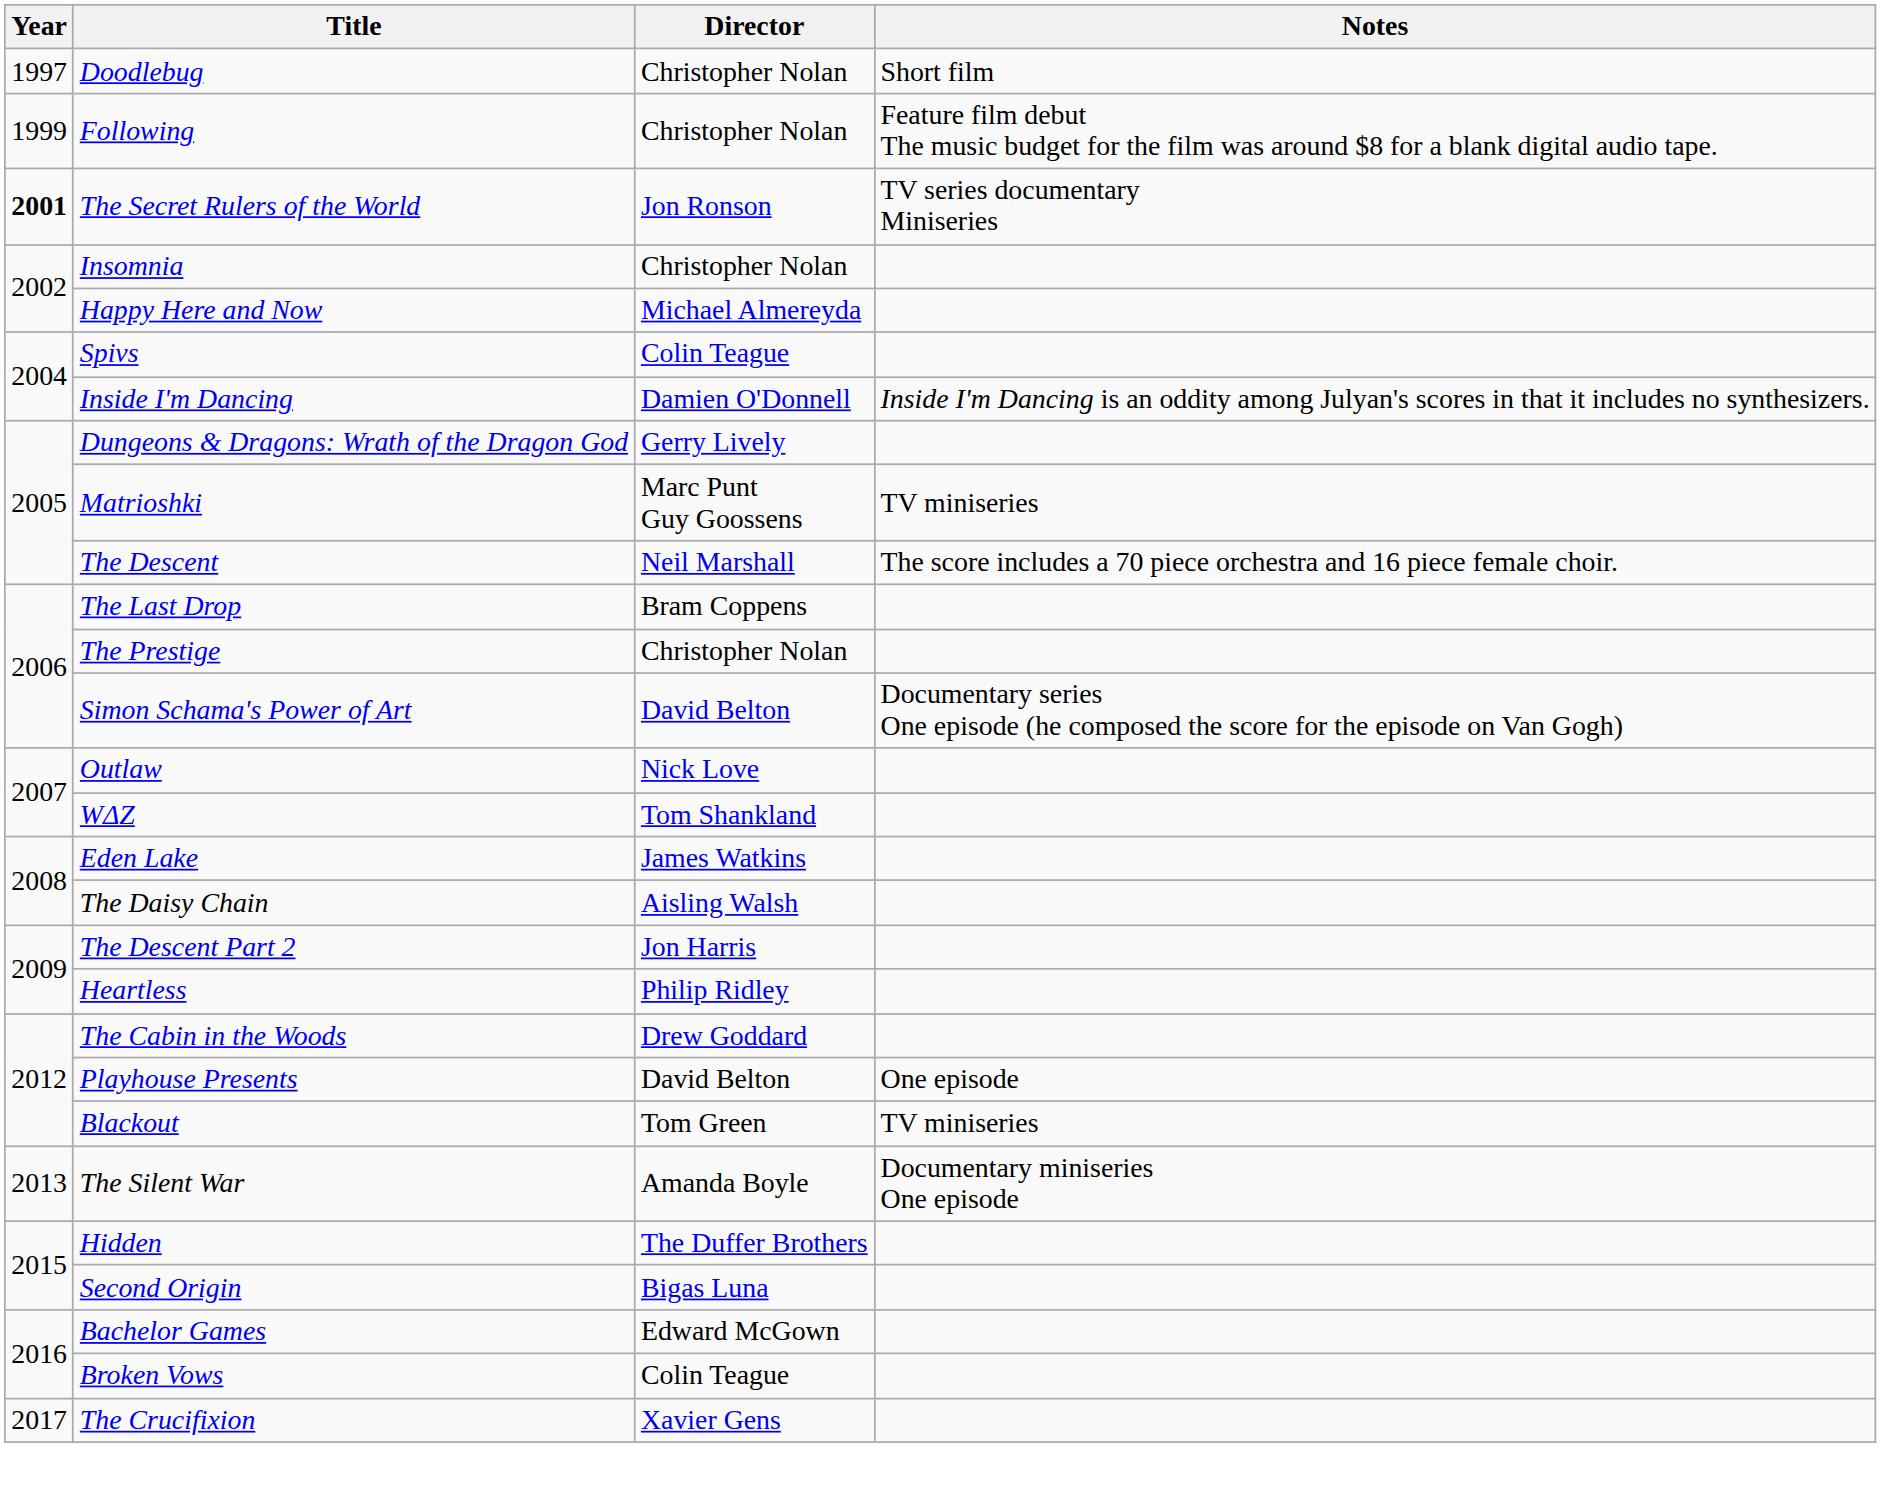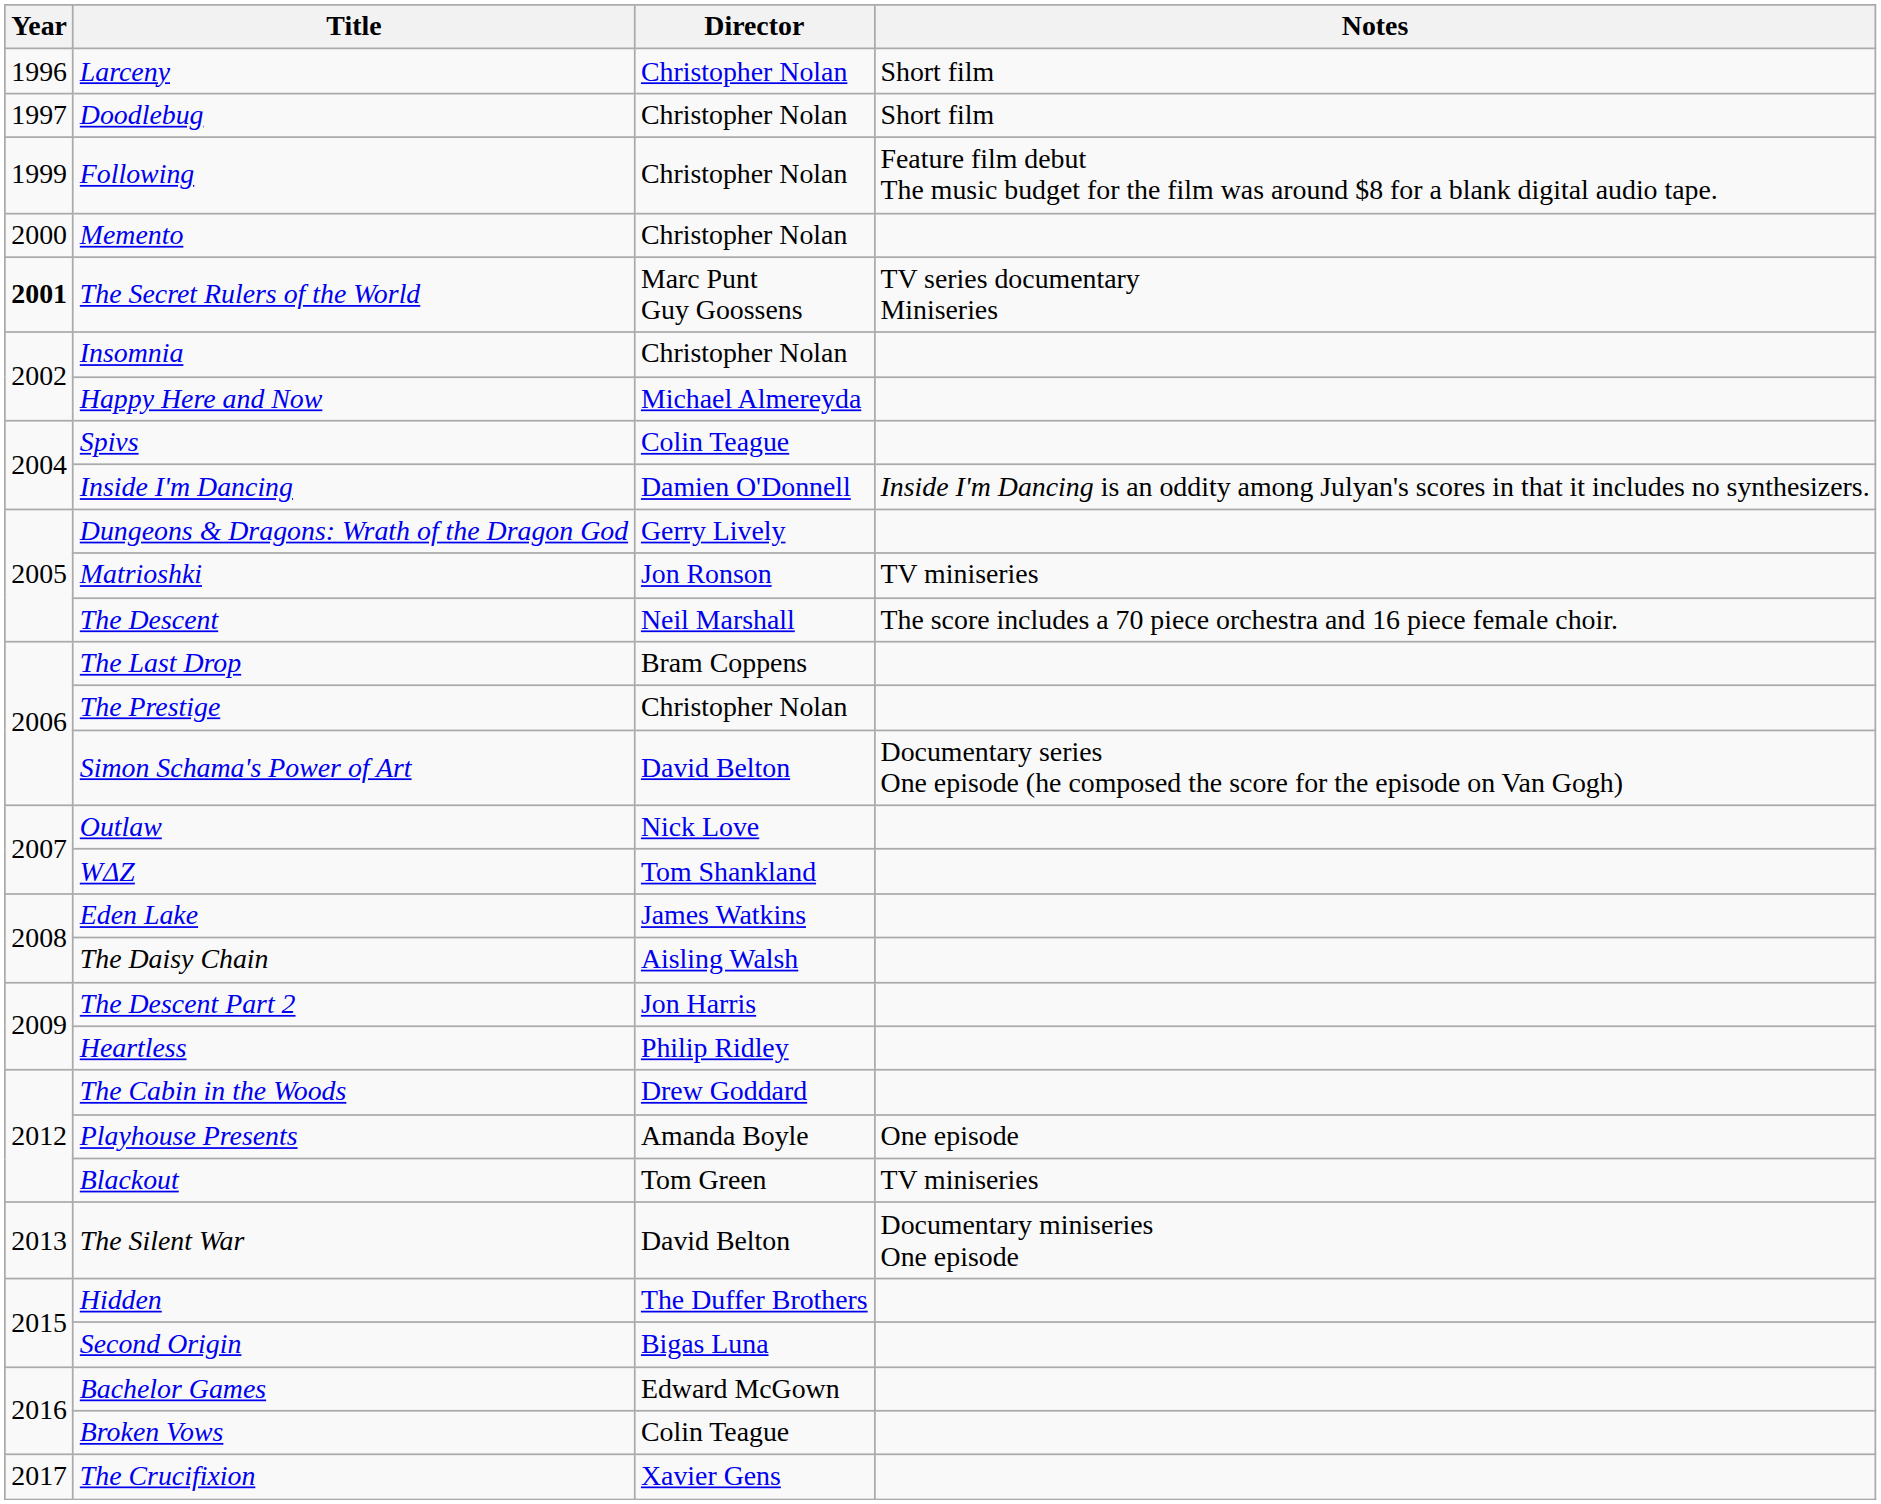+ row: (125, 70)
+ row: (132, 234)
(706, 206) Jon Ronson -> (722, 294) Marc Punt Guy Goossens
(722, 502) Marc Punt Guy Goossens -> (706, 574) Jon Ronson
(716, 1079) David Belton -> (725, 1136) Amanda Boyle
(725, 1183) Amanda Boyle -> (716, 1240) David Belton
